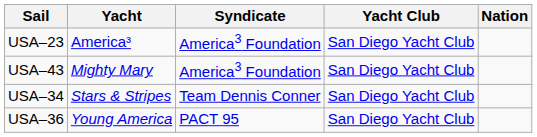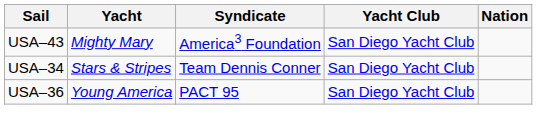- row: (36, 42)
